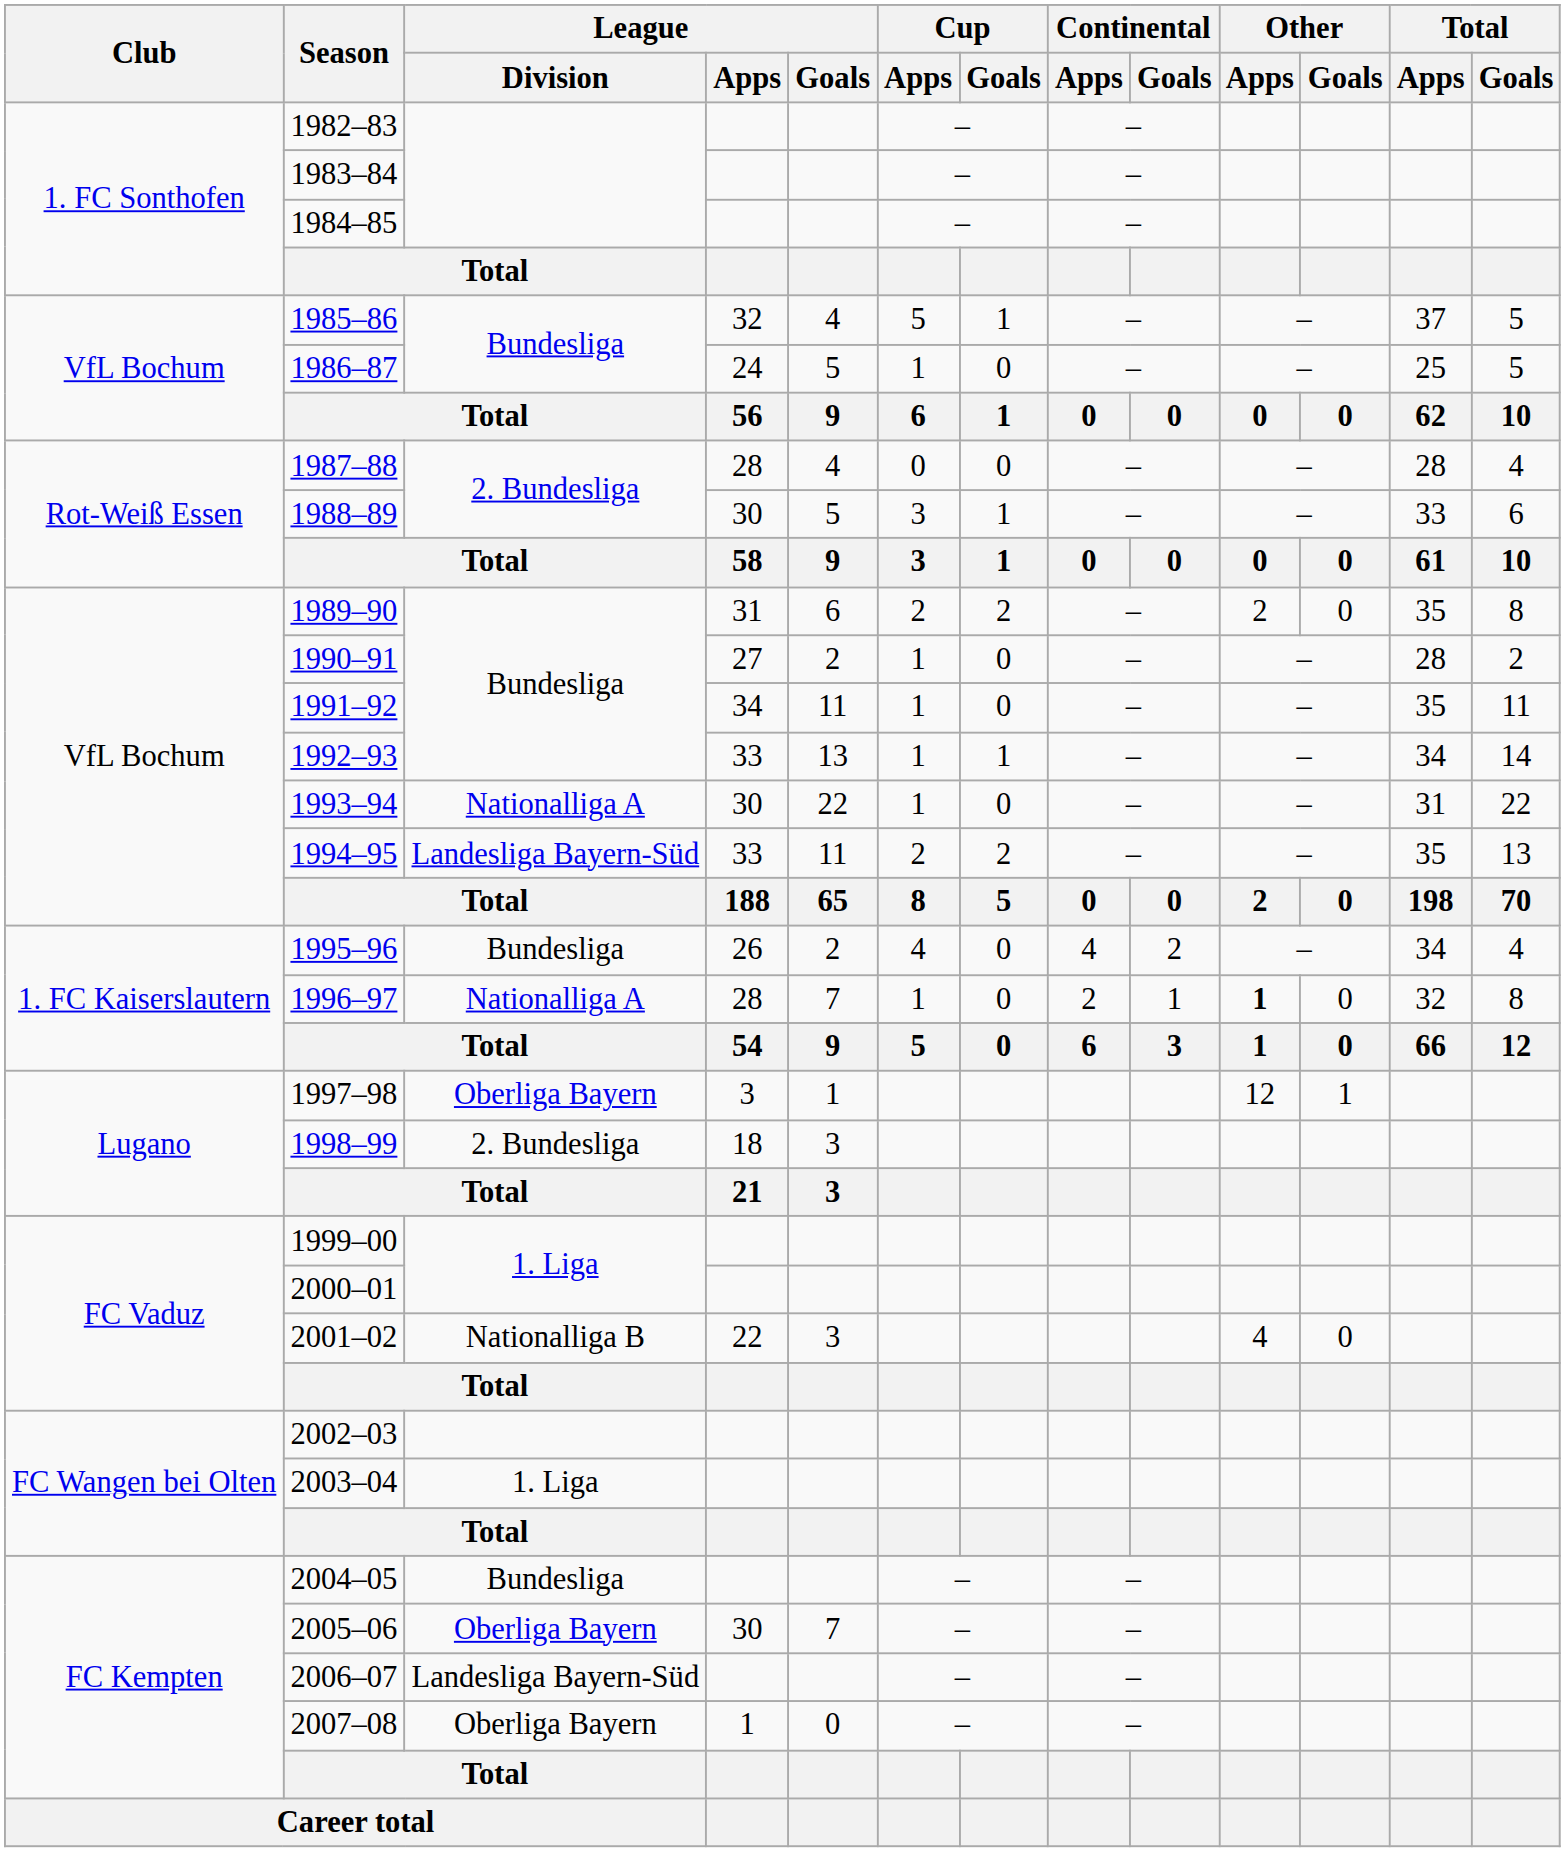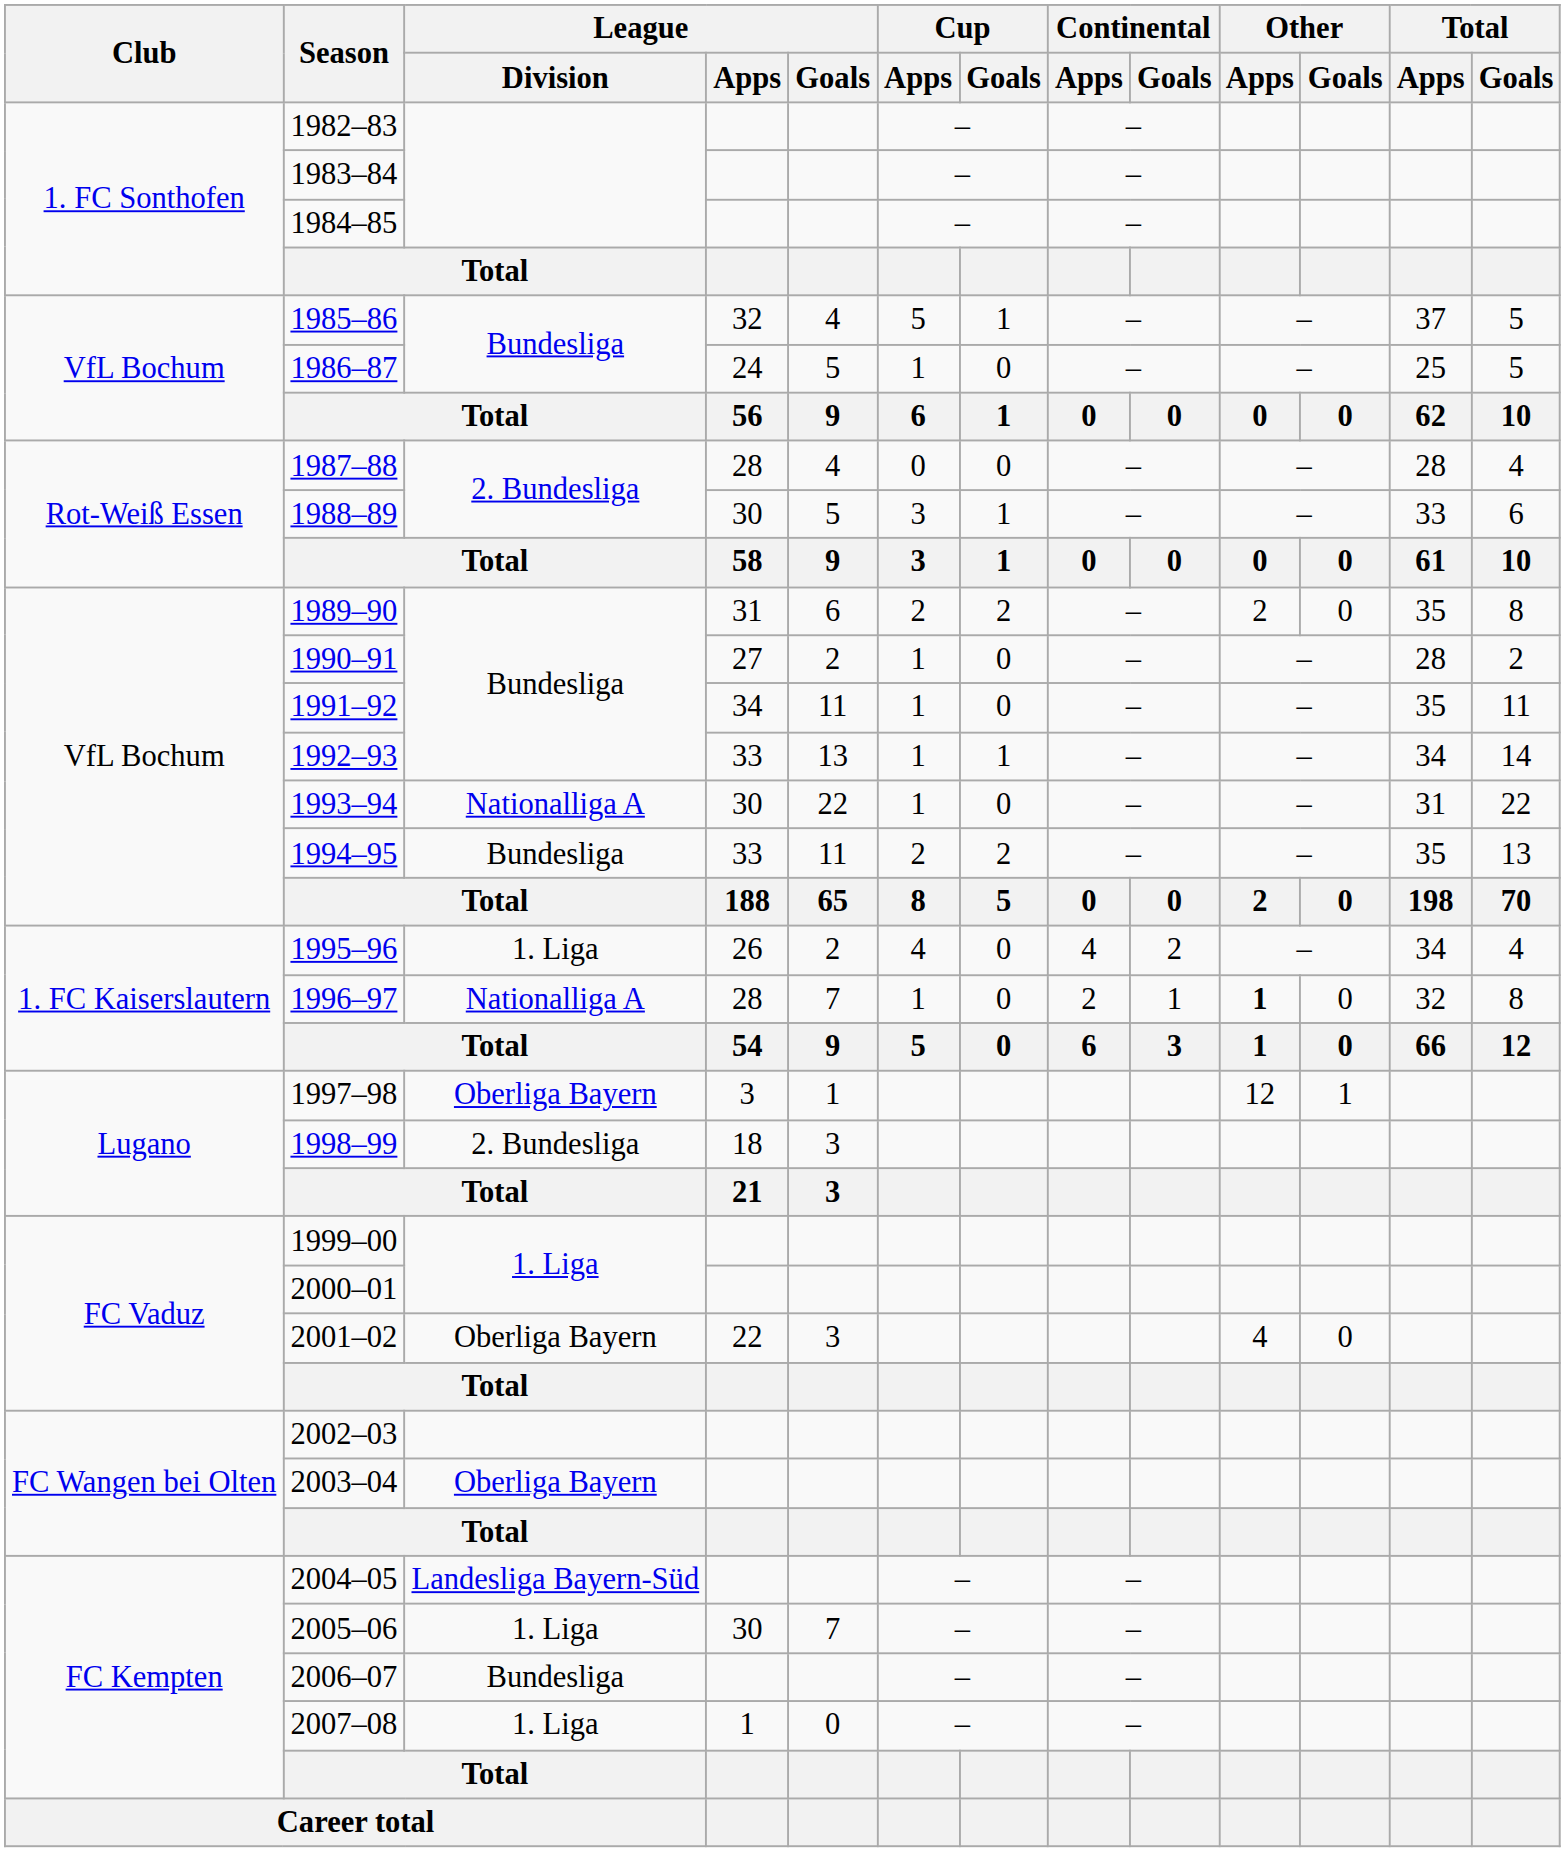(555, 852) Landesliga Bayern-Süd -> (555, 852) Bundesliga
(555, 949) Bundesliga -> (555, 949) 1. Liga
(555, 1337) Nationalliga B -> (555, 1337) Oberliga Bayern
(555, 1482) 1. Liga -> (555, 1482) Oberliga Bayern
(555, 1579) Bundesliga -> (555, 1579) Landesliga Bayern-Süd
(555, 1628) Oberliga Bayern -> (555, 1628) 1. Liga
(555, 1676) Landesliga Bayern-Süd -> (555, 1676) Bundesliga
(555, 1725) Oberliga Bayern -> (555, 1725) 1. Liga
